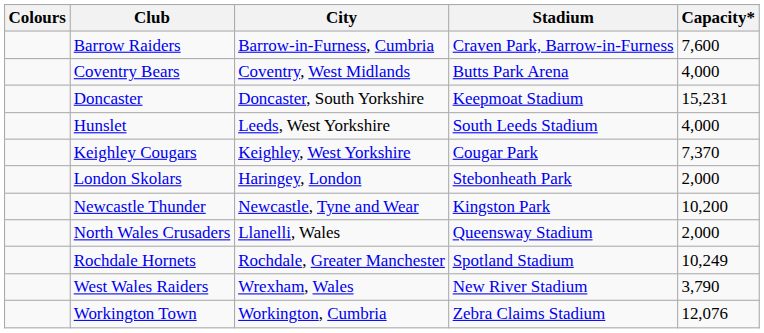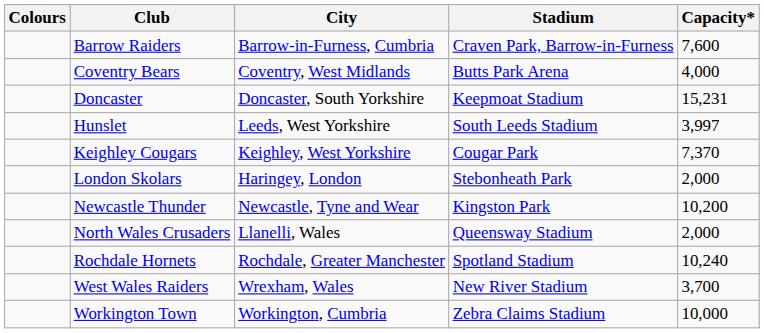(700, 125) 4,000 -> (700, 125) 3,997
(705, 260) 10,249 -> (705, 260) 10,240
(700, 286) 3,790 -> (700, 286) 3,700
(705, 313) 12,076 -> (705, 313) 10,000
